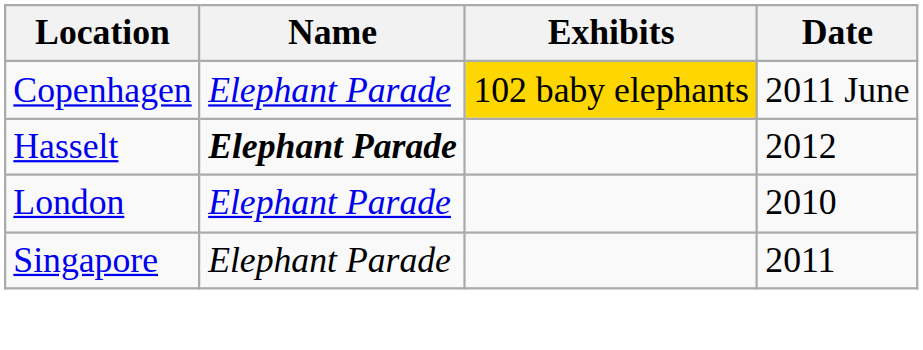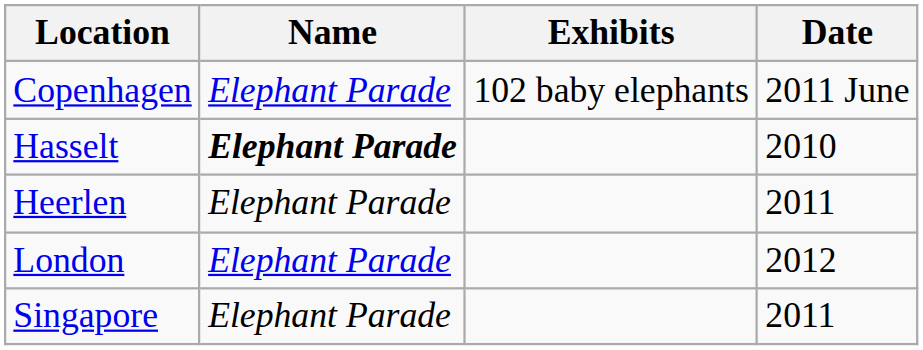(611, 89) gold background -> (611, 89) no background
(801, 145) 2012 -> (801, 145) 2010
+ row: (70, 202)
(801, 202) 2010 -> (801, 259) 2012
